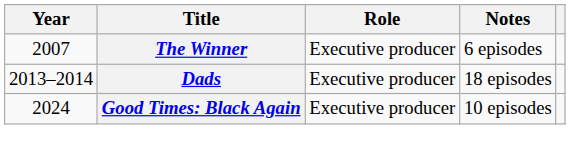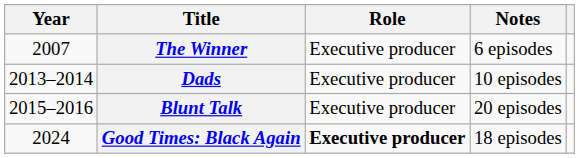(508, 78) 18 episodes -> (518, 78) 10 episodes
+ row: (201, 108)
(382, 108) normal -> (387, 138) bold
(508, 108) 10 episodes -> (518, 138) 18 episodes
